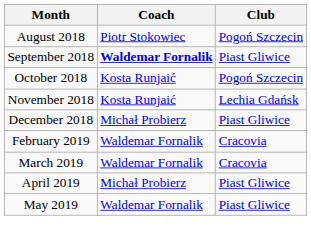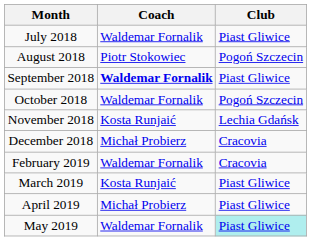+ row: (51, 36)
(138, 78) Kosta Runjaić -> (152, 99) Waldemar Fornalik
(254, 120) Piast Gliwice -> (243, 141) Cracovia
(152, 162) Waldemar Fornalik -> (138, 183) Kosta Runjaić
(243, 162) Cracovia -> (254, 183) Piast Gliwice
(254, 204) no background -> (254, 225) paleturquoise background
